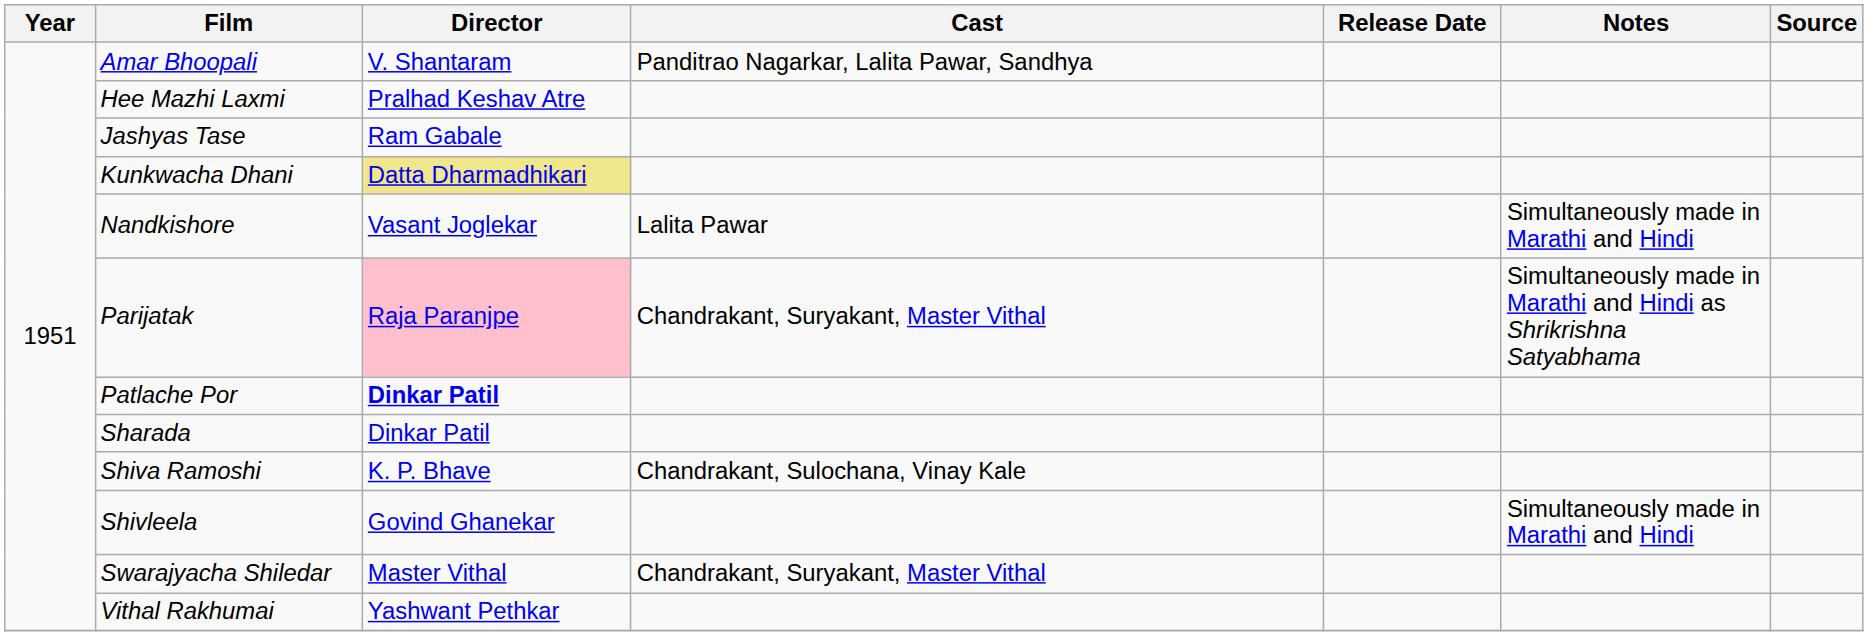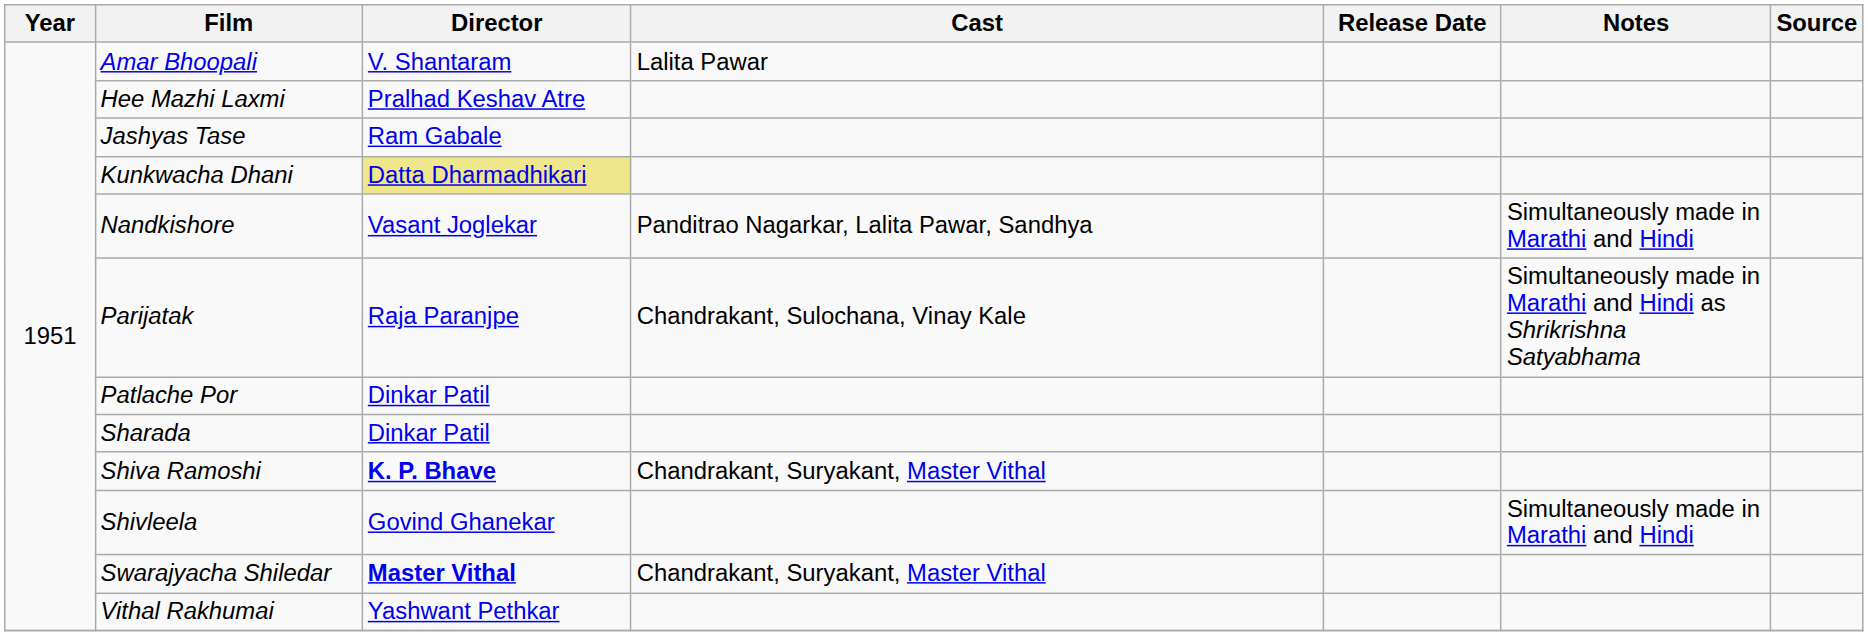(865, 61) Panditrao Nagarkar, Lalita Pawar, Sandhya -> (702, 61) Lalita Pawar
(702, 225) Lalita Pawar -> (865, 225) Panditrao Nagarkar, Lalita Pawar, Sandhya
(443, 317) pink background -> (443, 317) no background
(841, 317) Chandrakant, Suryakant, Master Vithal -> (831, 317) Chandrakant, Sulochana, Vinay Kale
(433, 395) bold -> (429, 395) normal
(429, 470) normal -> (432, 470) bold
(831, 470) Chandrakant, Sulochana, Vinay Kale -> (841, 470) Chandrakant, Suryakant, Master Vithal
(437, 573) normal -> (442, 573) bold
